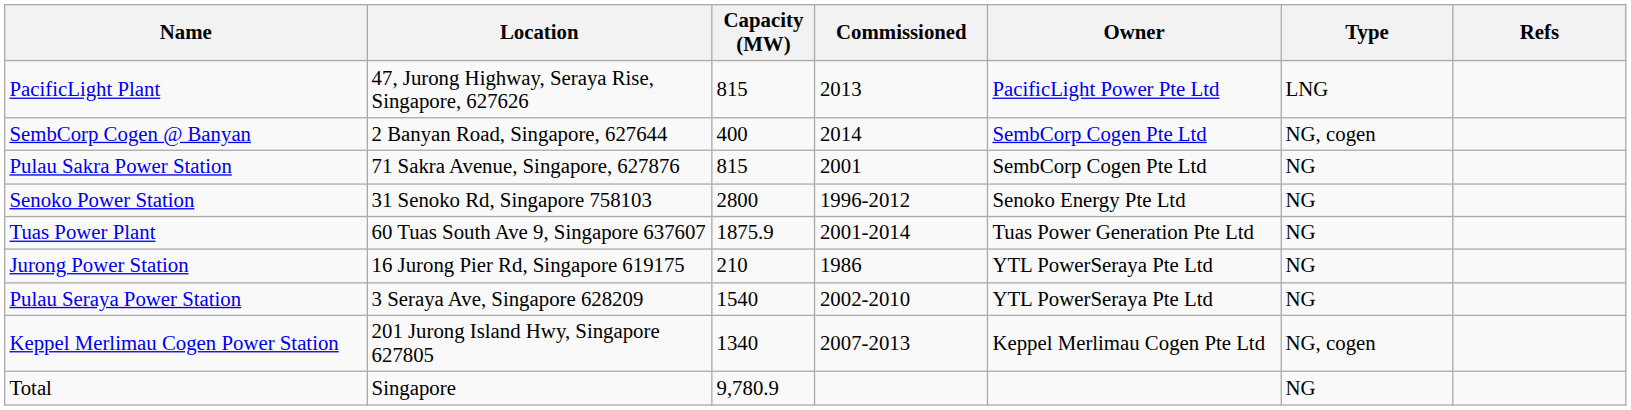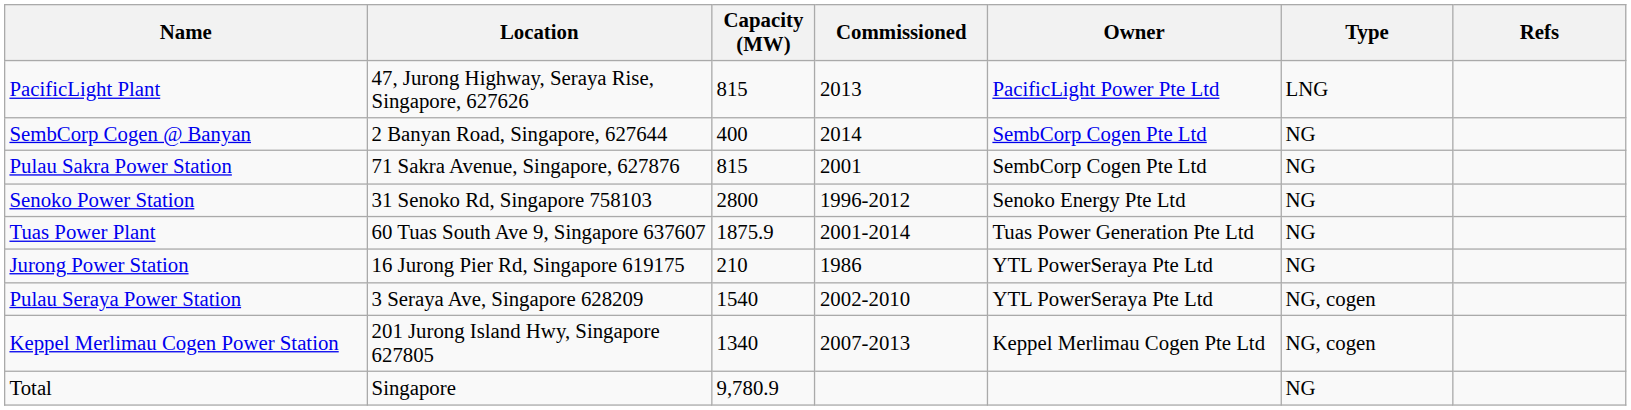(1331, 133) NG, cogen -> (1301, 133) NG
(1301, 298) NG -> (1331, 298) NG, cogen
